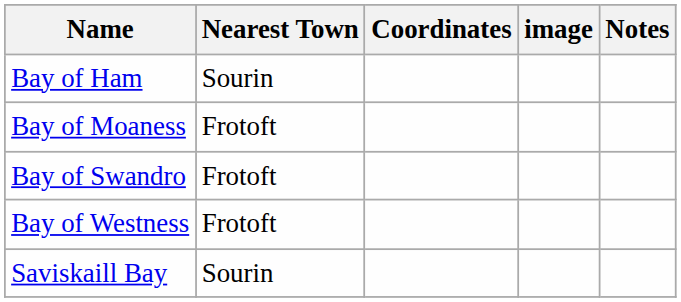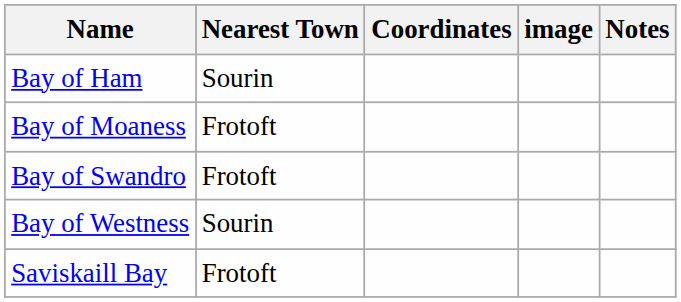(239, 223) Frotoft -> (238, 223) Sourin
(238, 272) Sourin -> (239, 272) Frotoft
